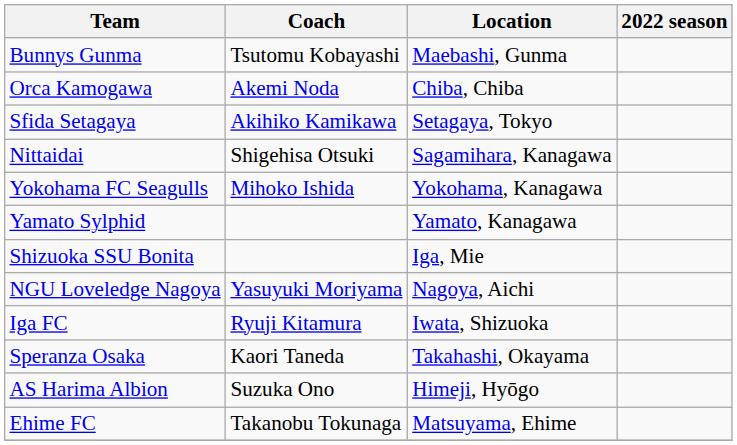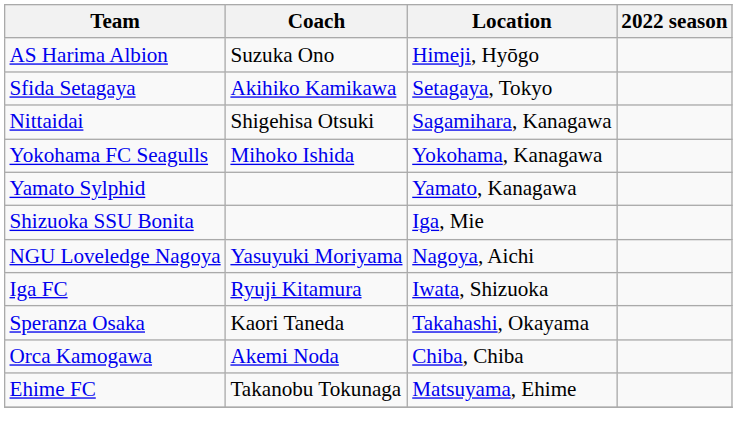- row: (76, 54)
rows swapped: (81, 88) <-> (89, 389)
